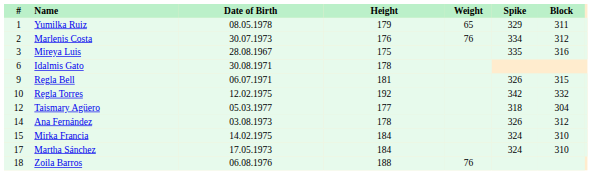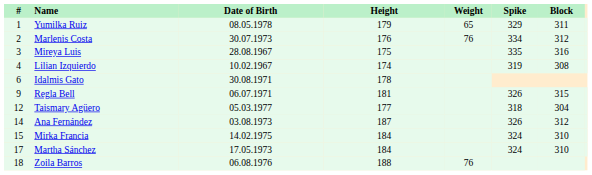+ row: (65, 66)
- row: (59, 94)
(384, 121) 178 -> (384, 121) 187
